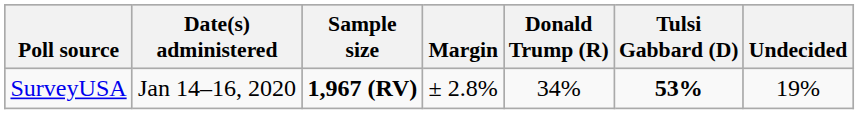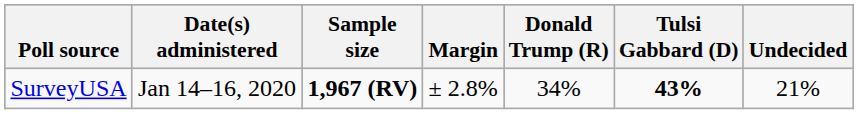(679, 88) 53% -> (679, 88) 43%
(798, 88) 19% -> (798, 88) 21%
